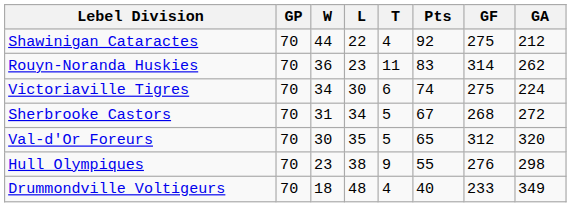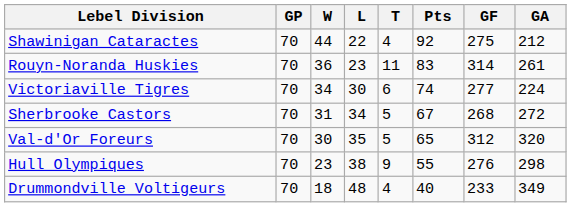(532, 66) 262 -> (532, 66) 261
(481, 91) 275 -> (481, 91) 277
